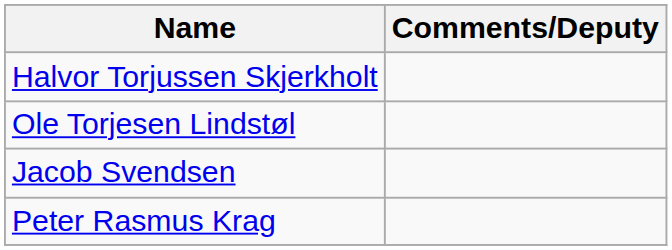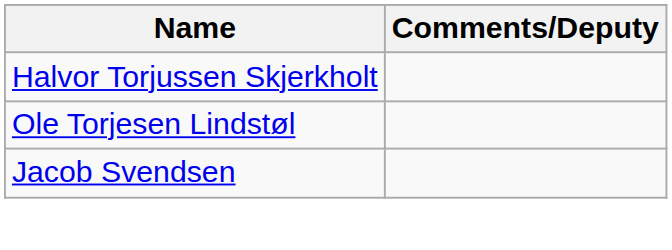- row: (144, 220)
